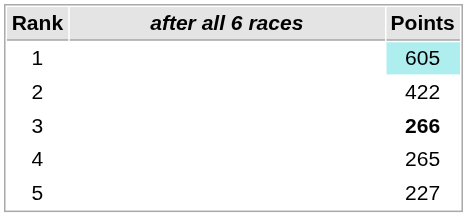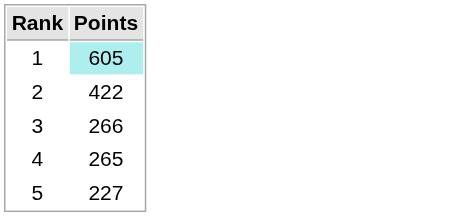- column: (227, 23)
(423, 126) bold -> (106, 126) normal
